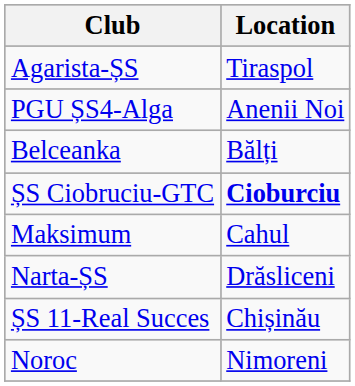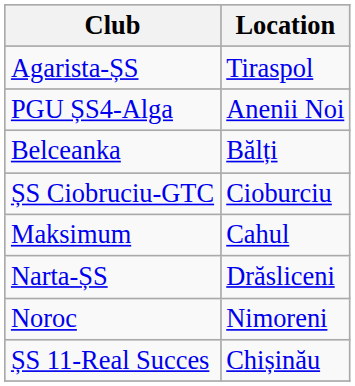(283, 192) bold -> (279, 192) normal
rows swapped: (44, 360) <-> (110, 318)
